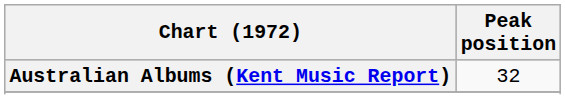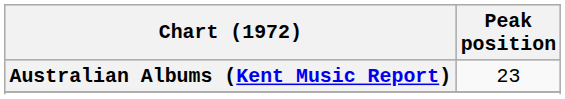(508, 76) 32 -> (508, 76) 23
